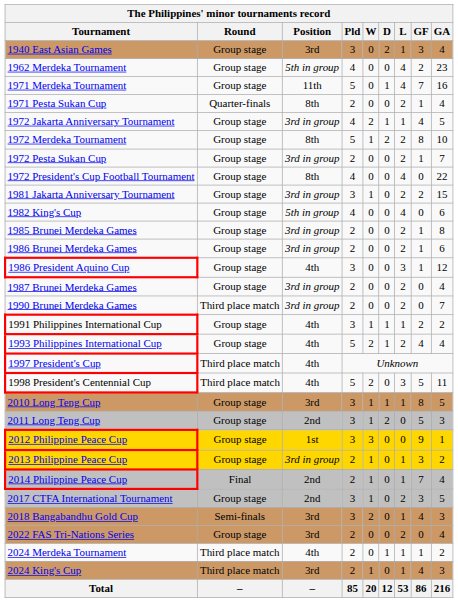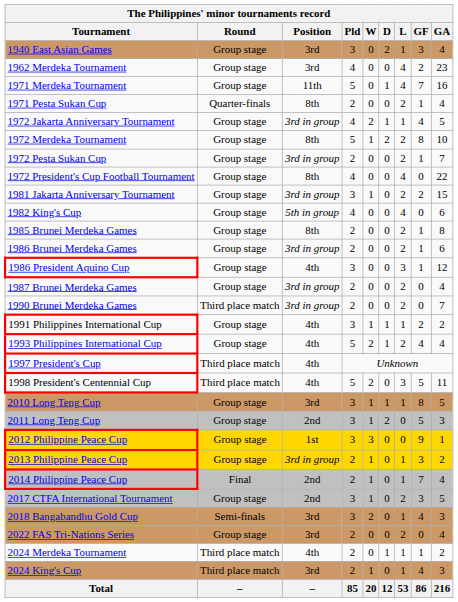(312, 67) 5th in group -> (312, 67) 3rd
(312, 230) 3rd in group -> (312, 230) 8th
